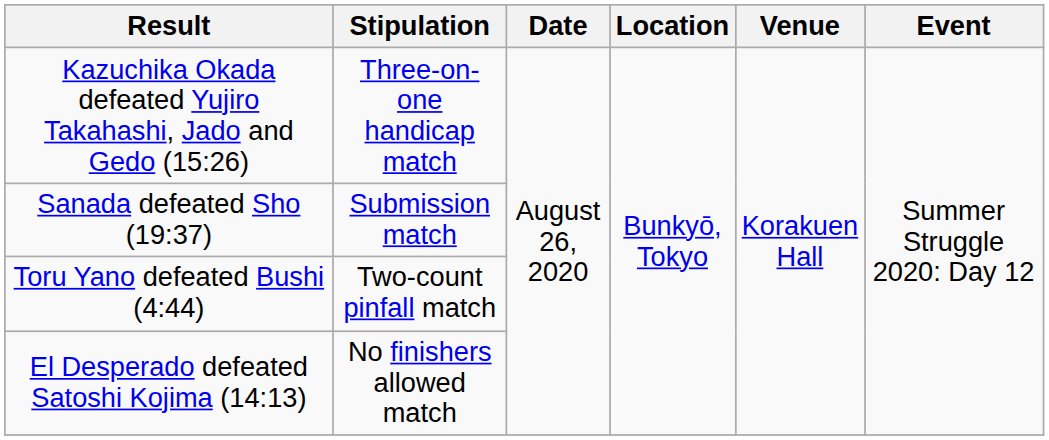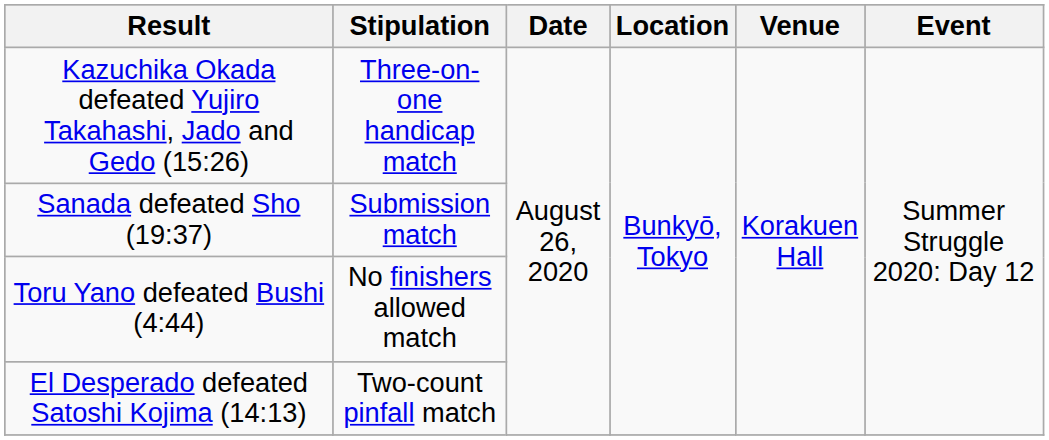(420, 293) Two-count pinfall match -> (420, 308) No finishers allowed match
(420, 382) No finishers allowed match -> (420, 397) Two-count pinfall match
